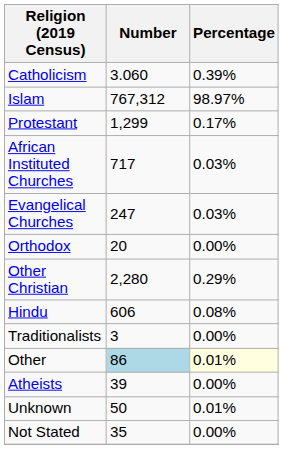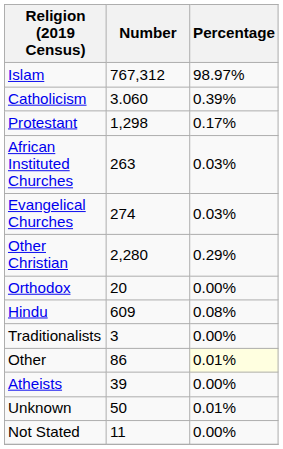rows swapped: (26, 98) <-> (47, 74)
(129, 123) 1,299 -> (129, 123) 1,298
(123, 164) 717 -> (123, 164) 263
(123, 214) 247 -> (123, 214) 274
rows swapped: (39, 246) <-> (38, 279)
(123, 312) 606 -> (123, 312) 609
(118, 360) lightblue background -> (118, 360) no background
(118, 432) 35 -> (118, 432) 11
